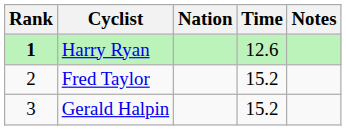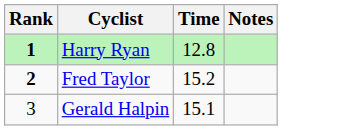- column: (205, 19)
(262, 49) 12.6 -> (199, 49) 12.8
(31, 79) normal -> (31, 79) bold
(262, 109) 15.2 -> (199, 109) 15.1
